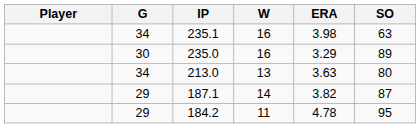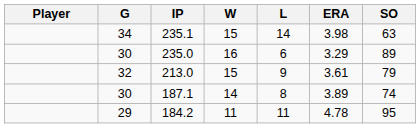+ column: (283, 14)
(264, 34) 16 -> (230, 34) 15
(143, 73) 34 -> (125, 73) 32
(264, 73) 13 -> (230, 73) 15
(324, 73) 3.63 -> (336, 73) 3.61
(385, 73) 80 -> (389, 73) 79
(143, 93) 29 -> (125, 93) 30
(324, 93) 3.82 -> (336, 93) 3.89
(385, 93) 87 -> (389, 93) 74
